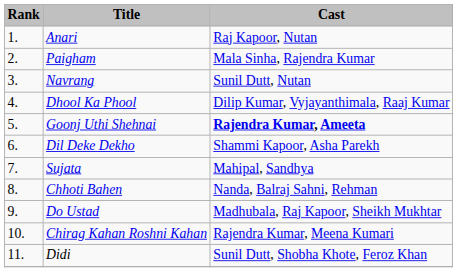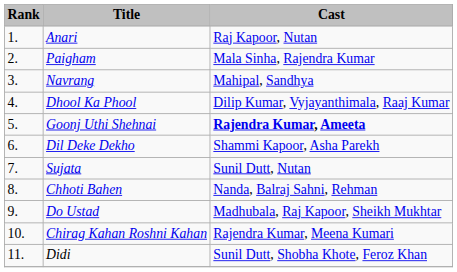(262, 80) Sunil Dutt, Nutan -> (263, 80) Mahipal, Sandhya
(263, 168) Mahipal, Sandhya -> (262, 168) Sunil Dutt, Nutan
